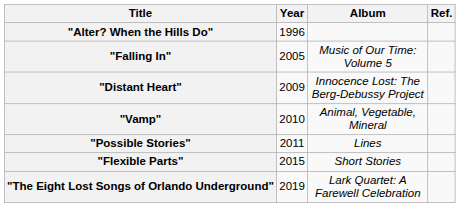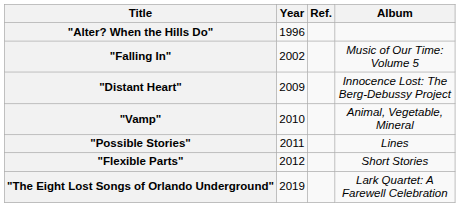columns swapped: (368, 13) <-> (442, 13)
(292, 56) 2005 -> (292, 56) 2002
(292, 162) 2015 -> (292, 162) 2012
